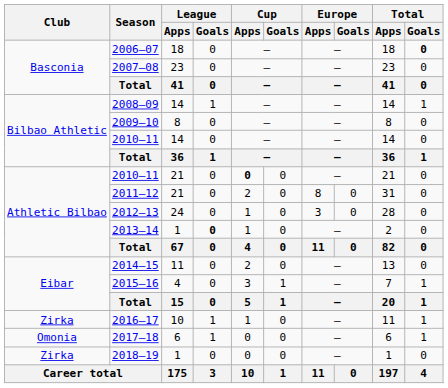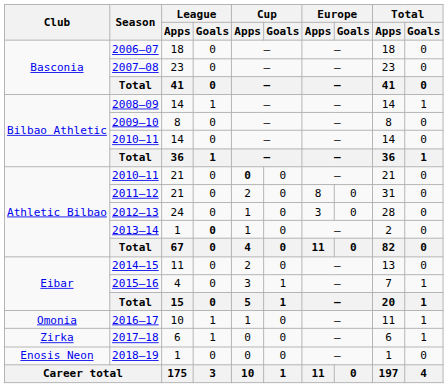(424, 49) bold -> (424, 49) normal
(57, 320) Zirka -> (57, 320) Omonia
(57, 338) Omonia -> (57, 338) Zirka
(57, 356) Zirka -> (57, 356) Enosis Neon
